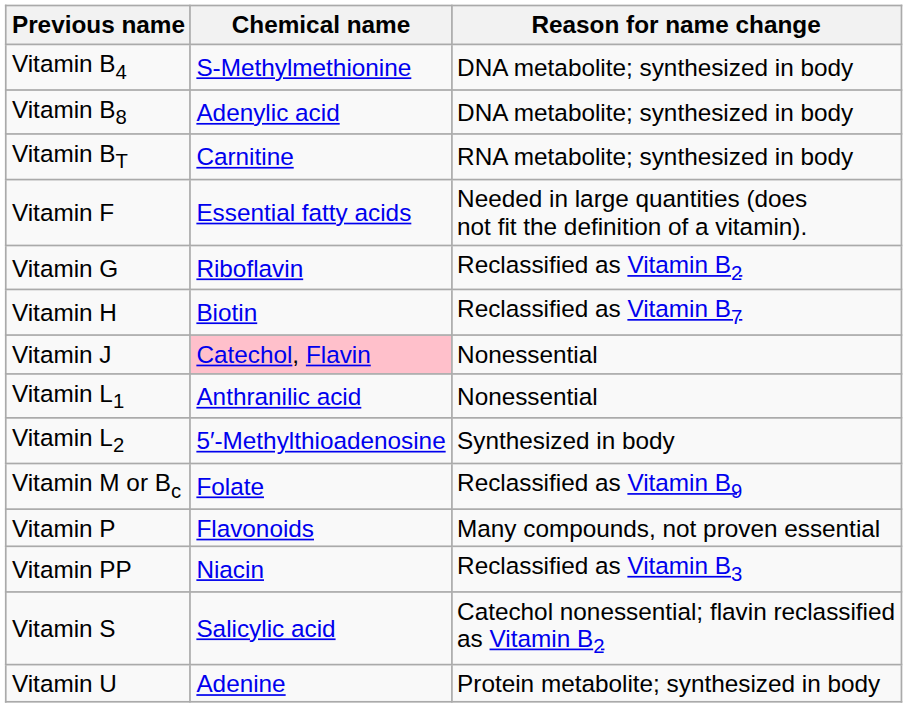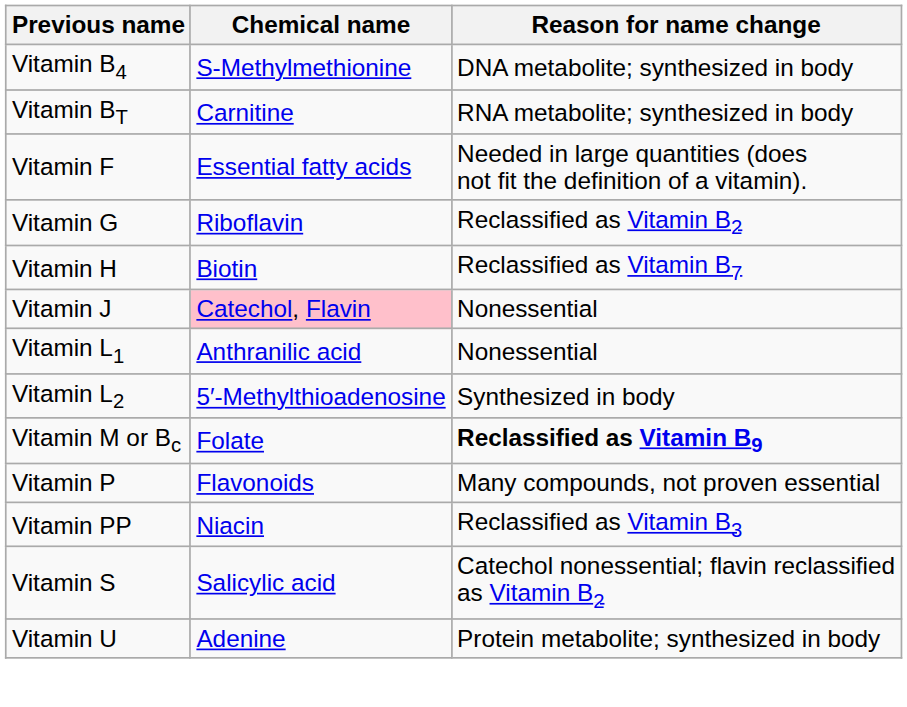- row: (69, 112)
(600, 486) normal -> (610, 441) bold
